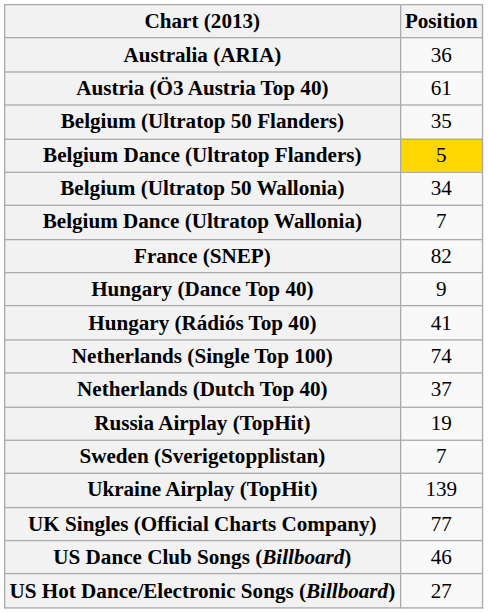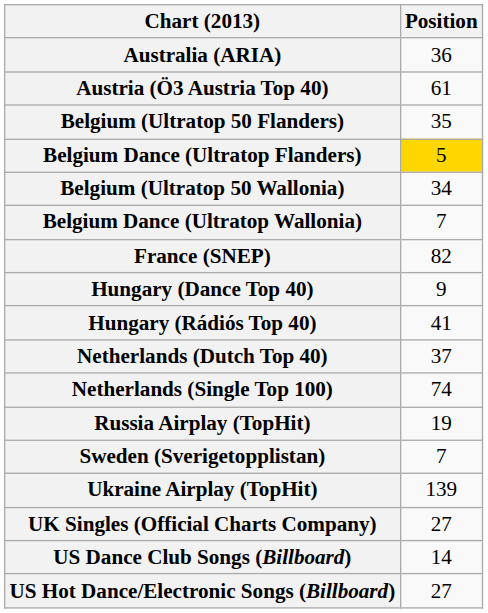rows swapped: (202, 389) <-> (202, 356)
(441, 523) 77 -> (441, 523) 27
(441, 557) 46 -> (441, 557) 14
